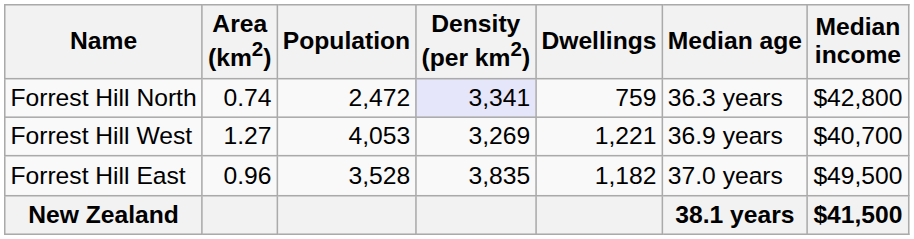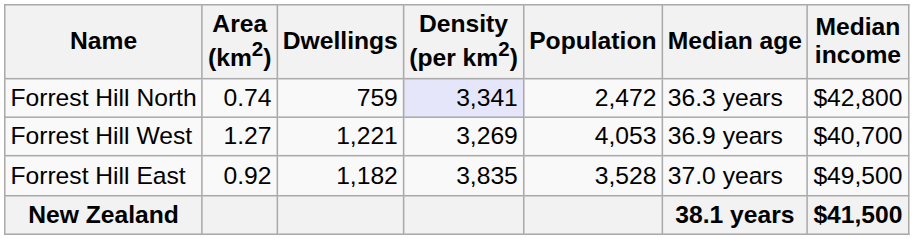columns swapped: (346, 41) <-> (599, 41)
(247, 175) 0.96 -> (247, 175) 0.92
